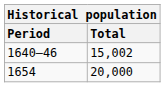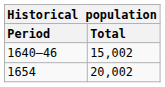(112, 72) 20,000 -> (112, 72) 20,002
